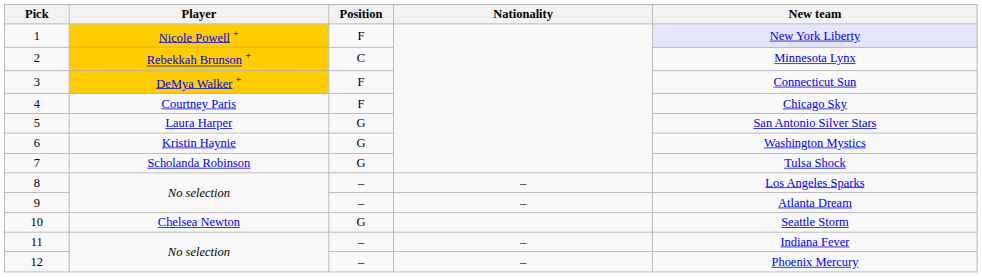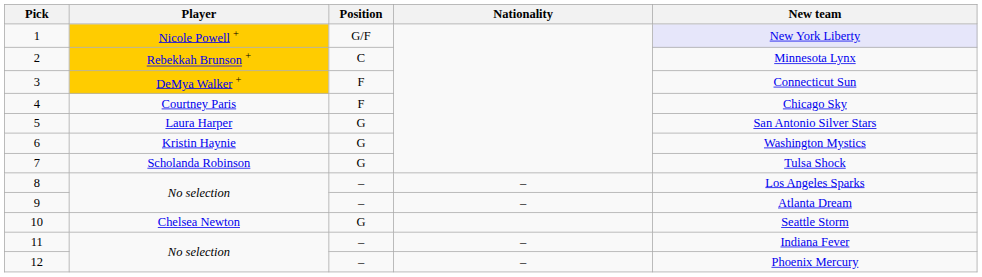(361, 35) F -> (361, 35) G/F
